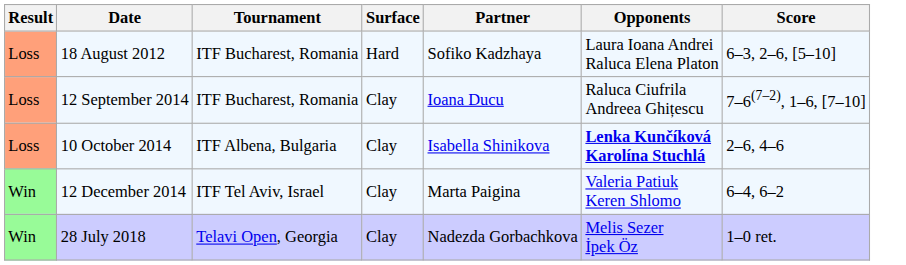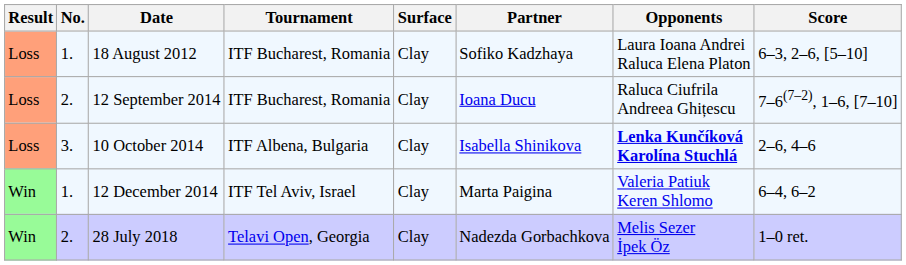+ column: (73, 17)
(382, 53) Hard -> (413, 53) Clay
